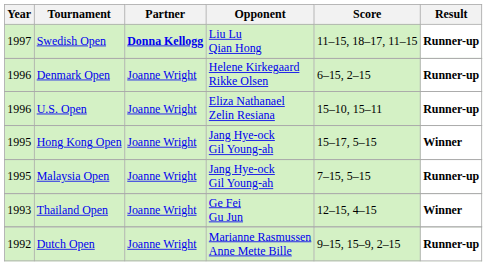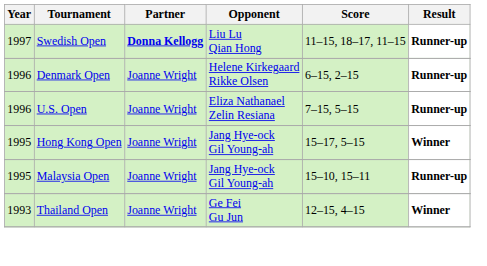(350, 109) 15–10, 15–11 -> (332, 109) 7–15, 5–15
(344, 176) 7–15, 5–15 -> (338, 176) 15–10, 15–11
- row: (66, 244)
